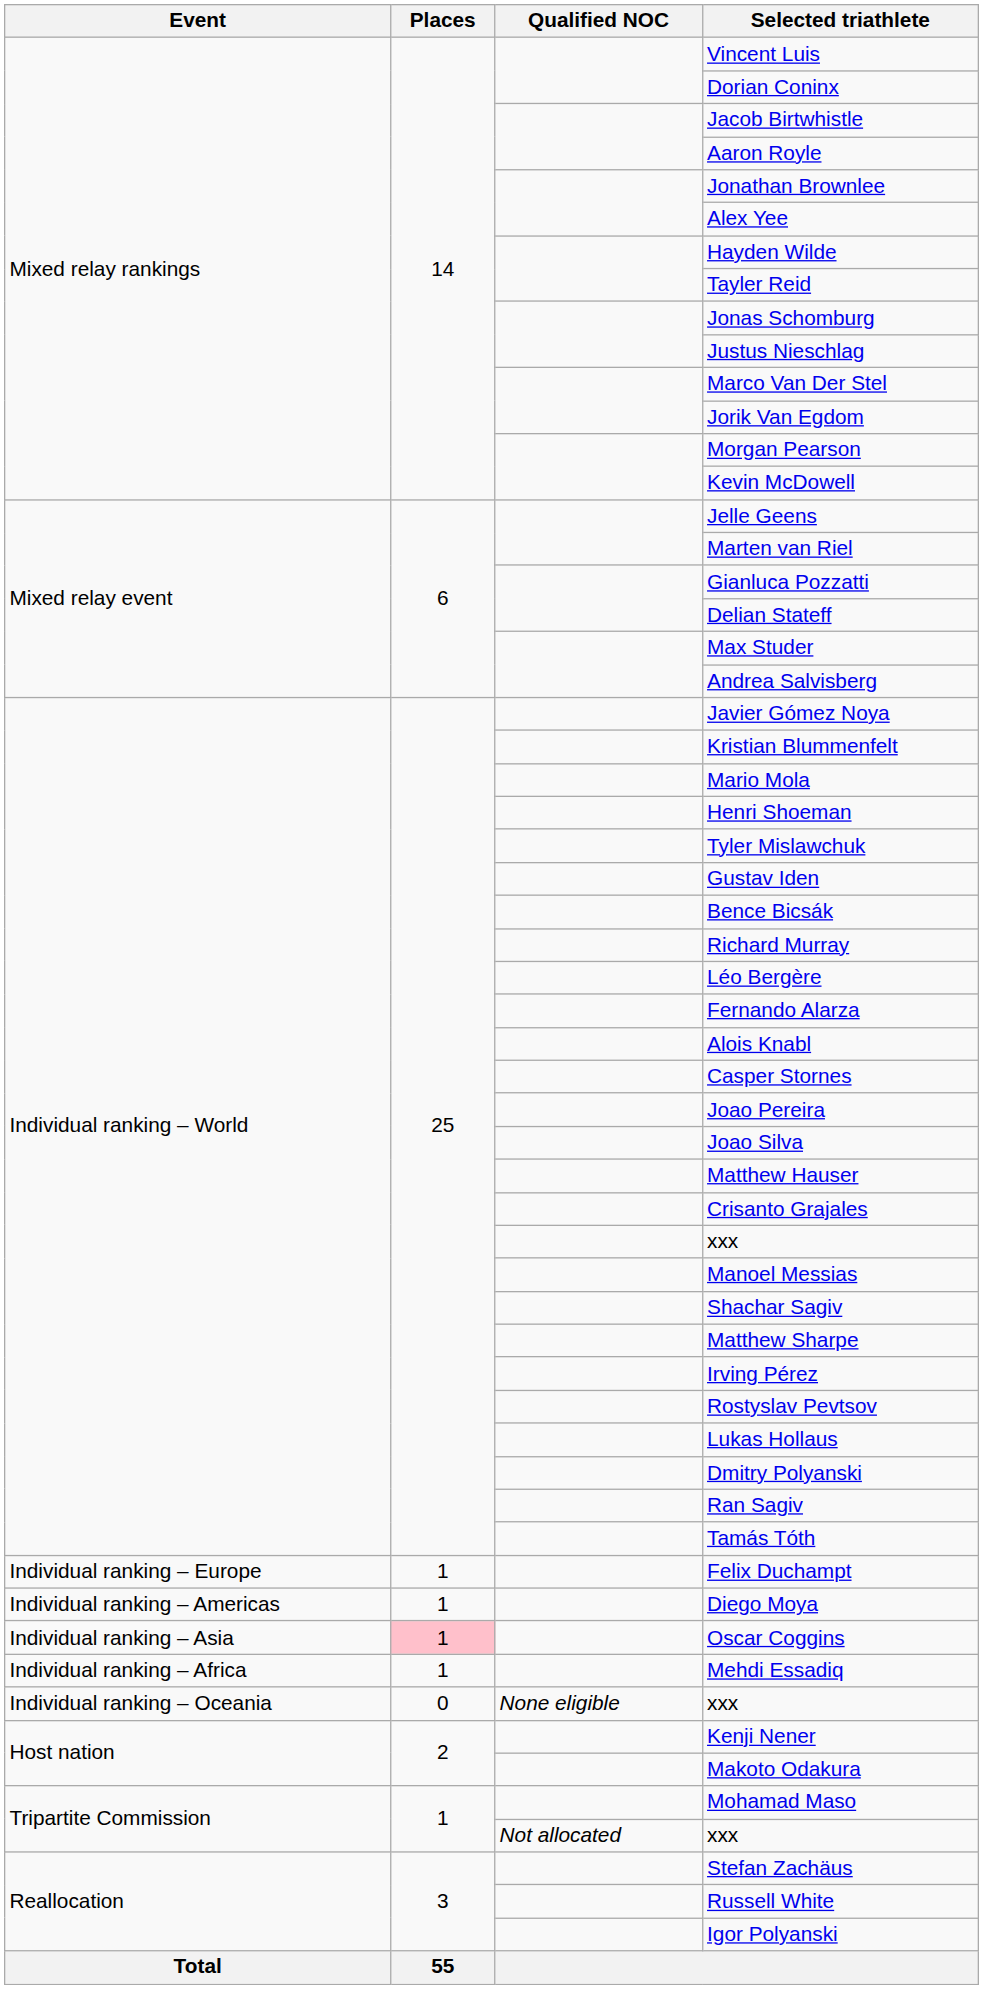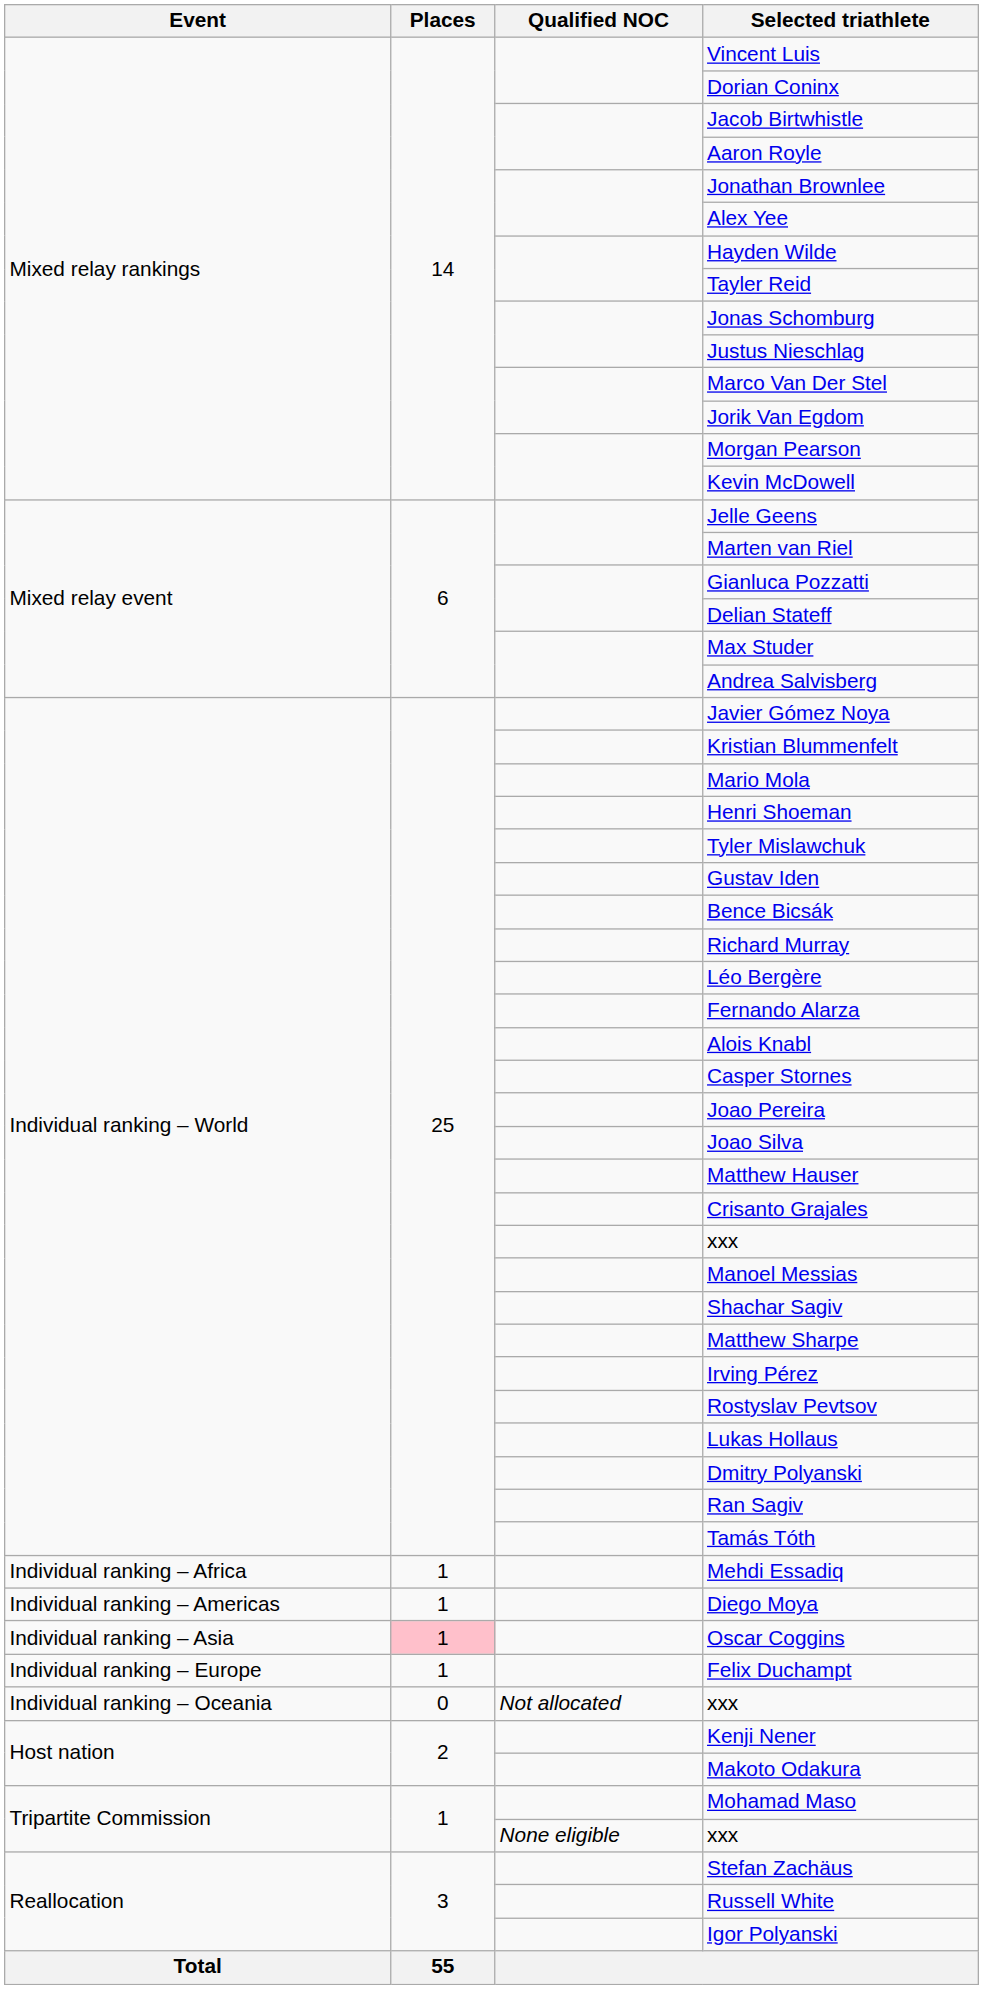rows swapped: (128, 1670) <-> (135, 1571)
(560, 1703) None eligible -> (560, 1703) Not allocated
(560, 1835) Not allocated -> (560, 1835) None eligible
